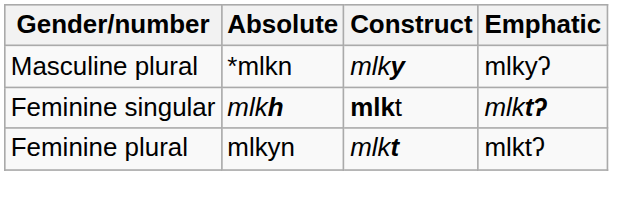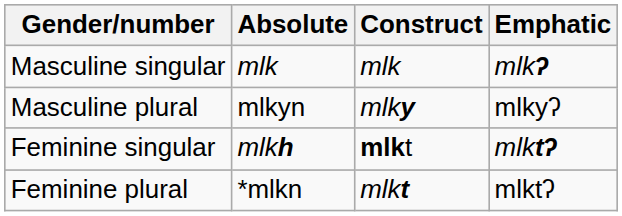+ row: (118, 66)
(260, 66) *mlkn -> (271, 107) mlkyn
(261, 148) mlkyn -> (270, 189) *mlkn
